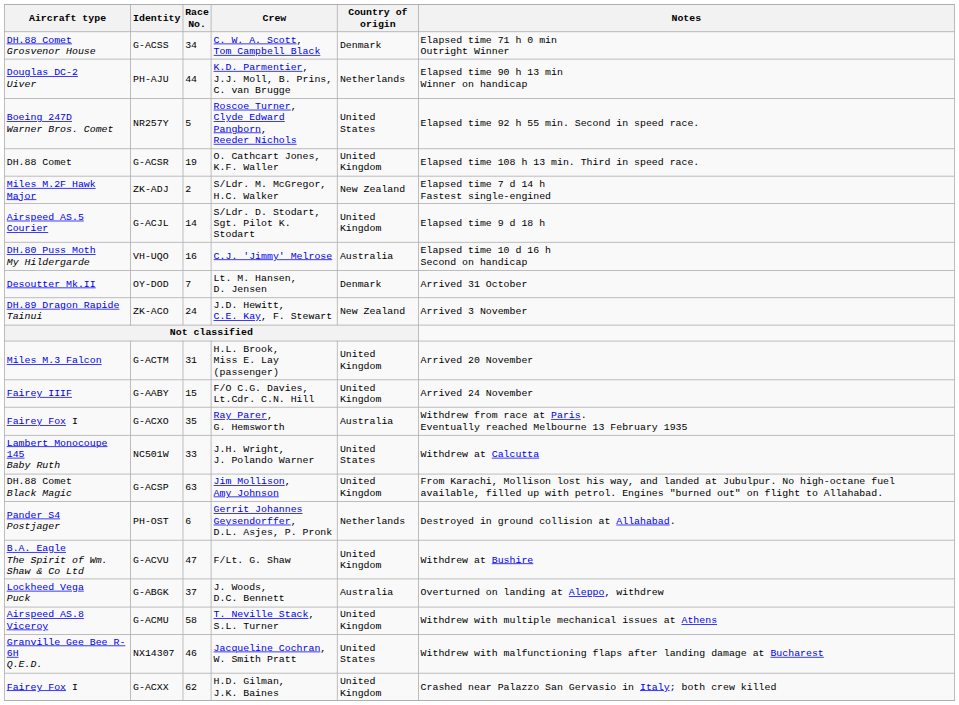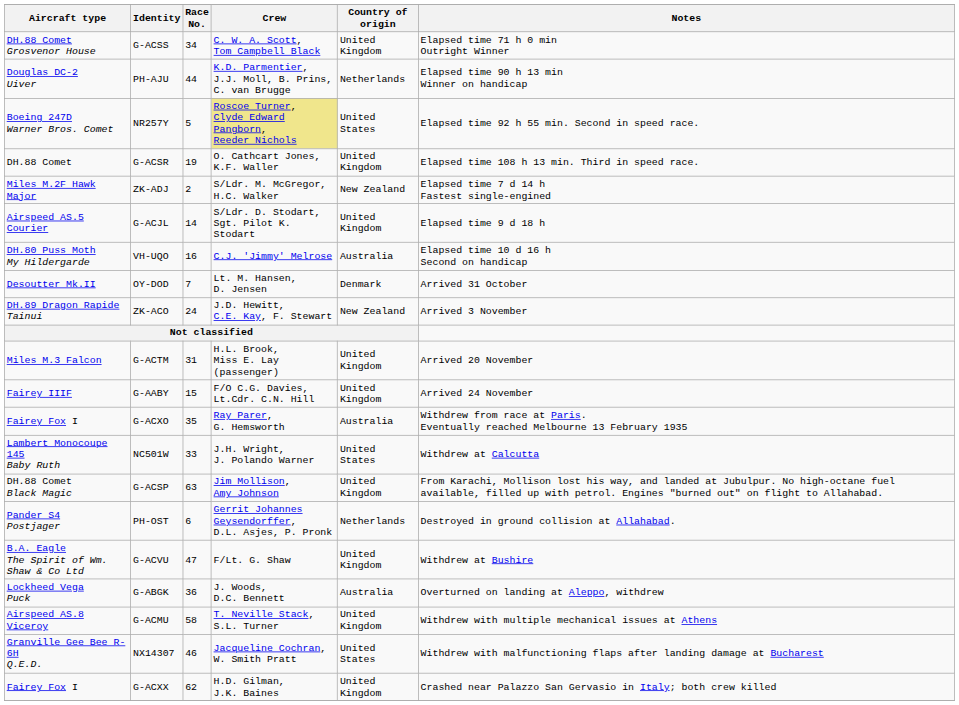(361, 46) Denmark -> (361, 46) United Kingdom
(255, 123) no background -> (255, 123) khaki background
(191, 593) 37 -> (191, 593) 36
